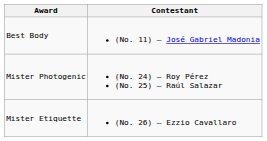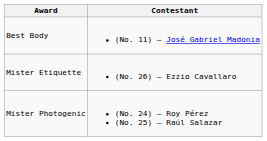rows swapped: (44, 118) <-> (46, 77)
